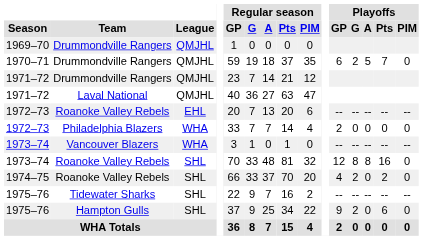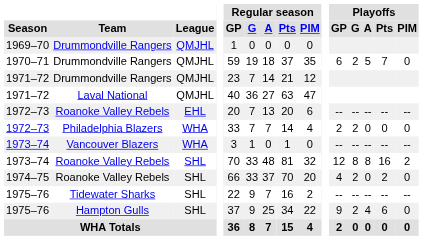(355, 128) 0 -> (355, 128) 2
(407, 161) 0 -> (407, 161) 2
(368, 211) 0 -> (368, 211) 4
